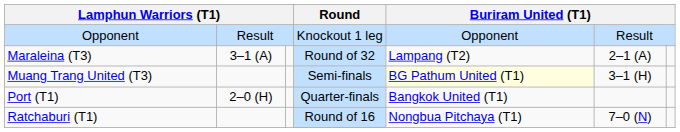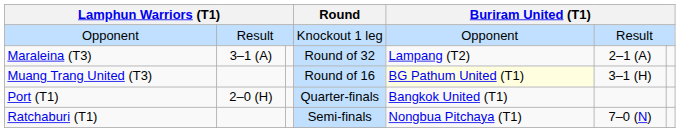(340, 76) Semi-finals -> (340, 76) Round of 16
(340, 117) Round of 16 -> (340, 117) Semi-finals
